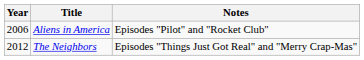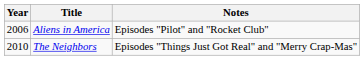(18, 47) 2012 -> (18, 47) 2010
